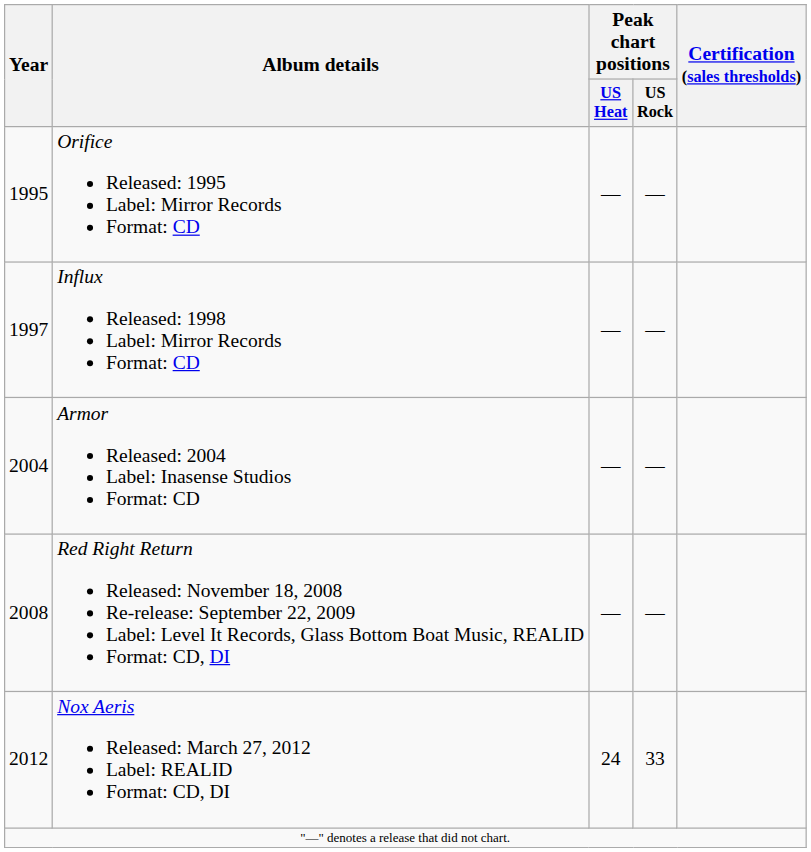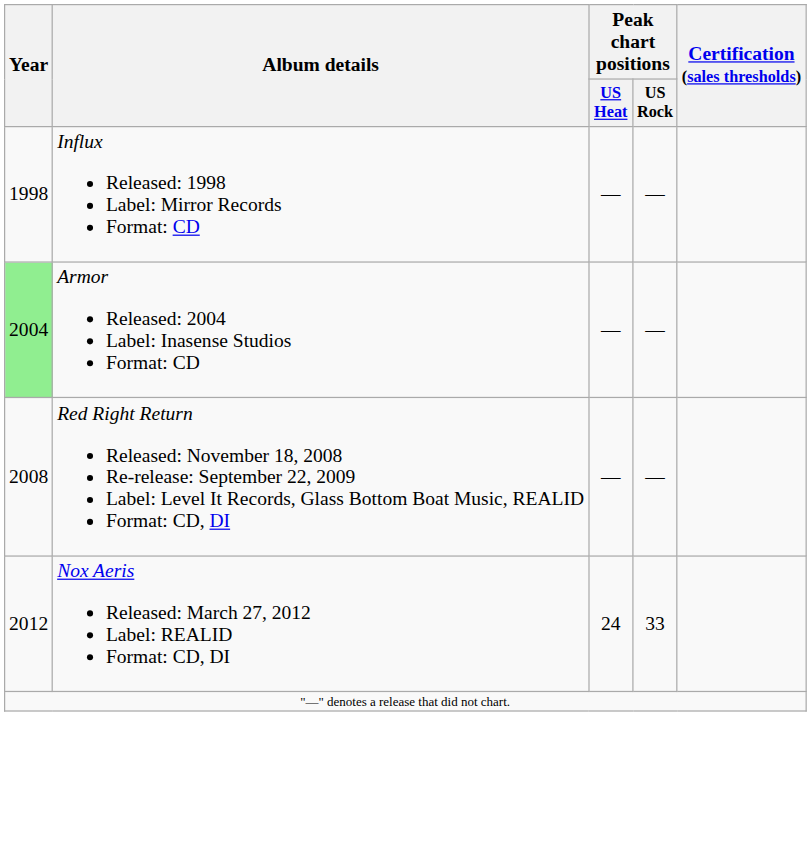- row: (321, 184)
(29, 329) 1997 -> (29, 194) 1998
(29, 465) no background -> (29, 329) lightgreen background
